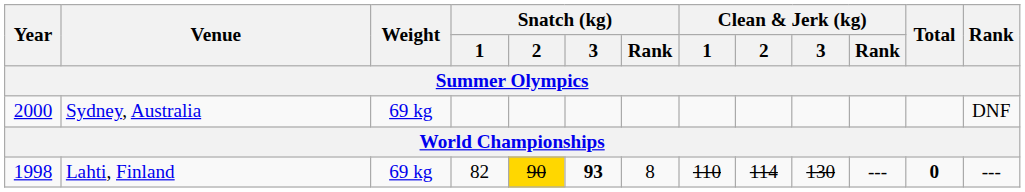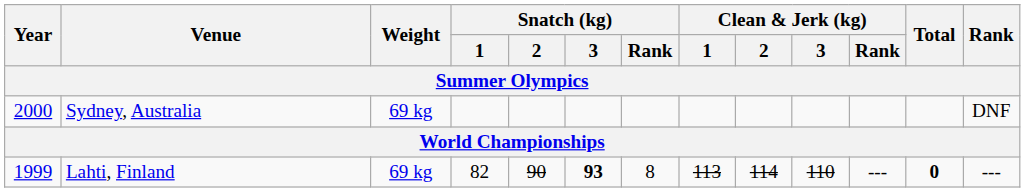(33, 171) 1998 -> (33, 171) 1999
(536, 171) gold background -> (536, 171) no background
(707, 171) 110 -> (707, 171) 113
(821, 171) 130 -> (821, 171) 110
